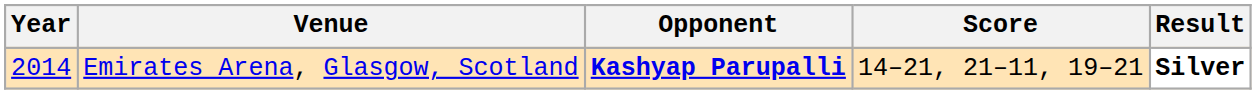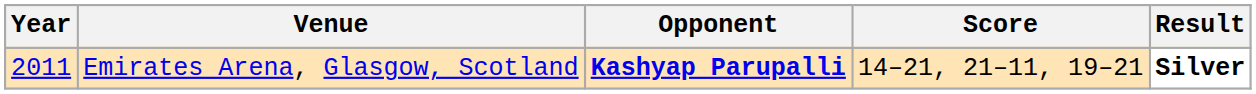(41, 68) 2014 -> (41, 68) 2011
